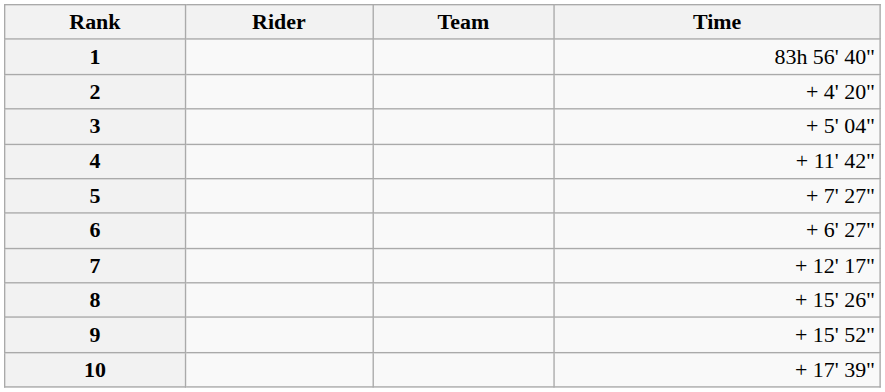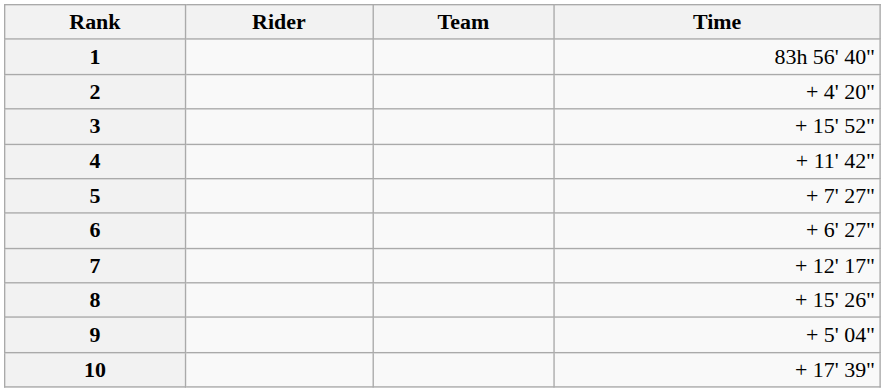(841, 126) + 5' 04" -> (835, 126) + 15' 52"
(835, 334) + 15' 52" -> (841, 334) + 5' 04"
